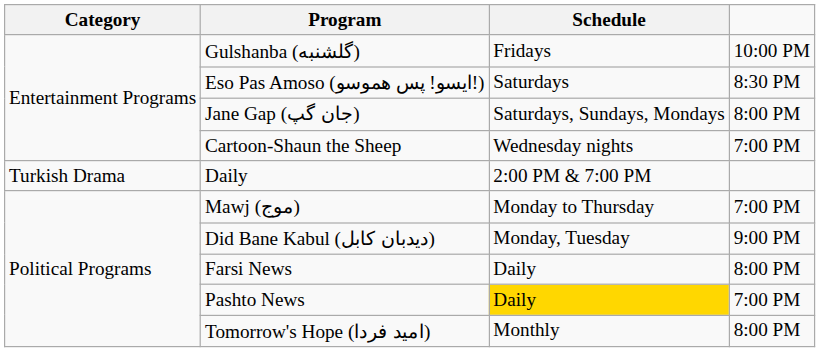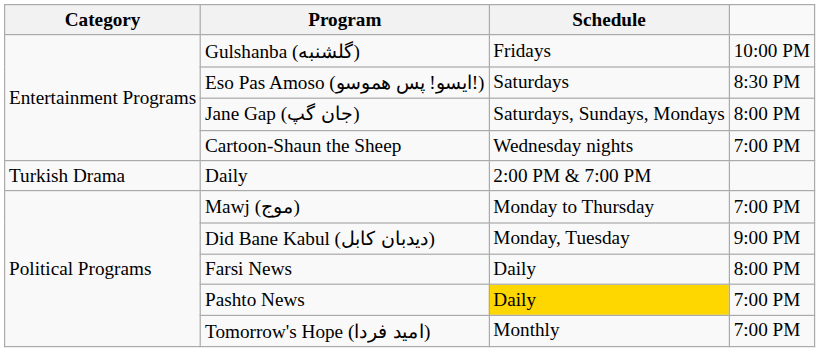(767, 330) 8:00 PM -> (767, 330) 7:00 PM
